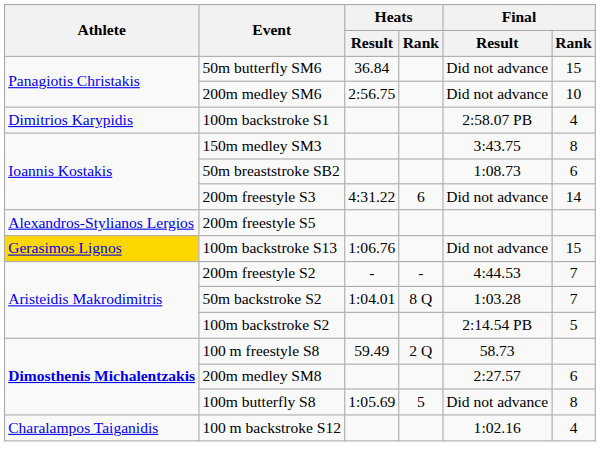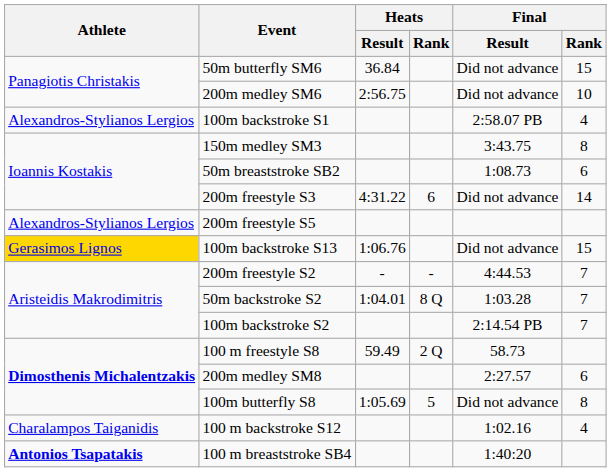(71, 120) Dimitrios Karypidis -> (101, 120) Alexandros-Stylianos Lergios
(574, 325) 5 -> (584, 325) 7
+ row: (277, 453)
